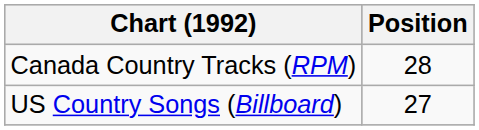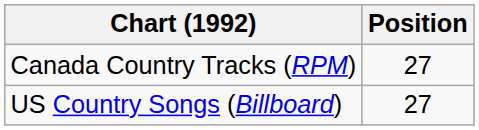(418, 64) 28 -> (418, 64) 27
